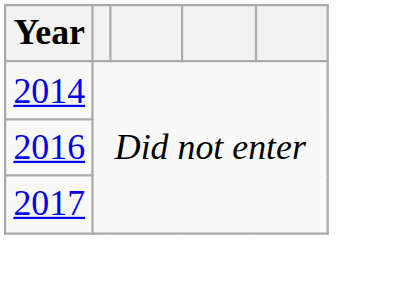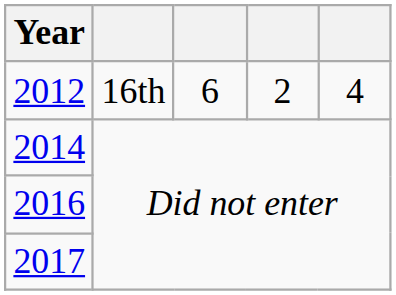+ row: (49, 89)
